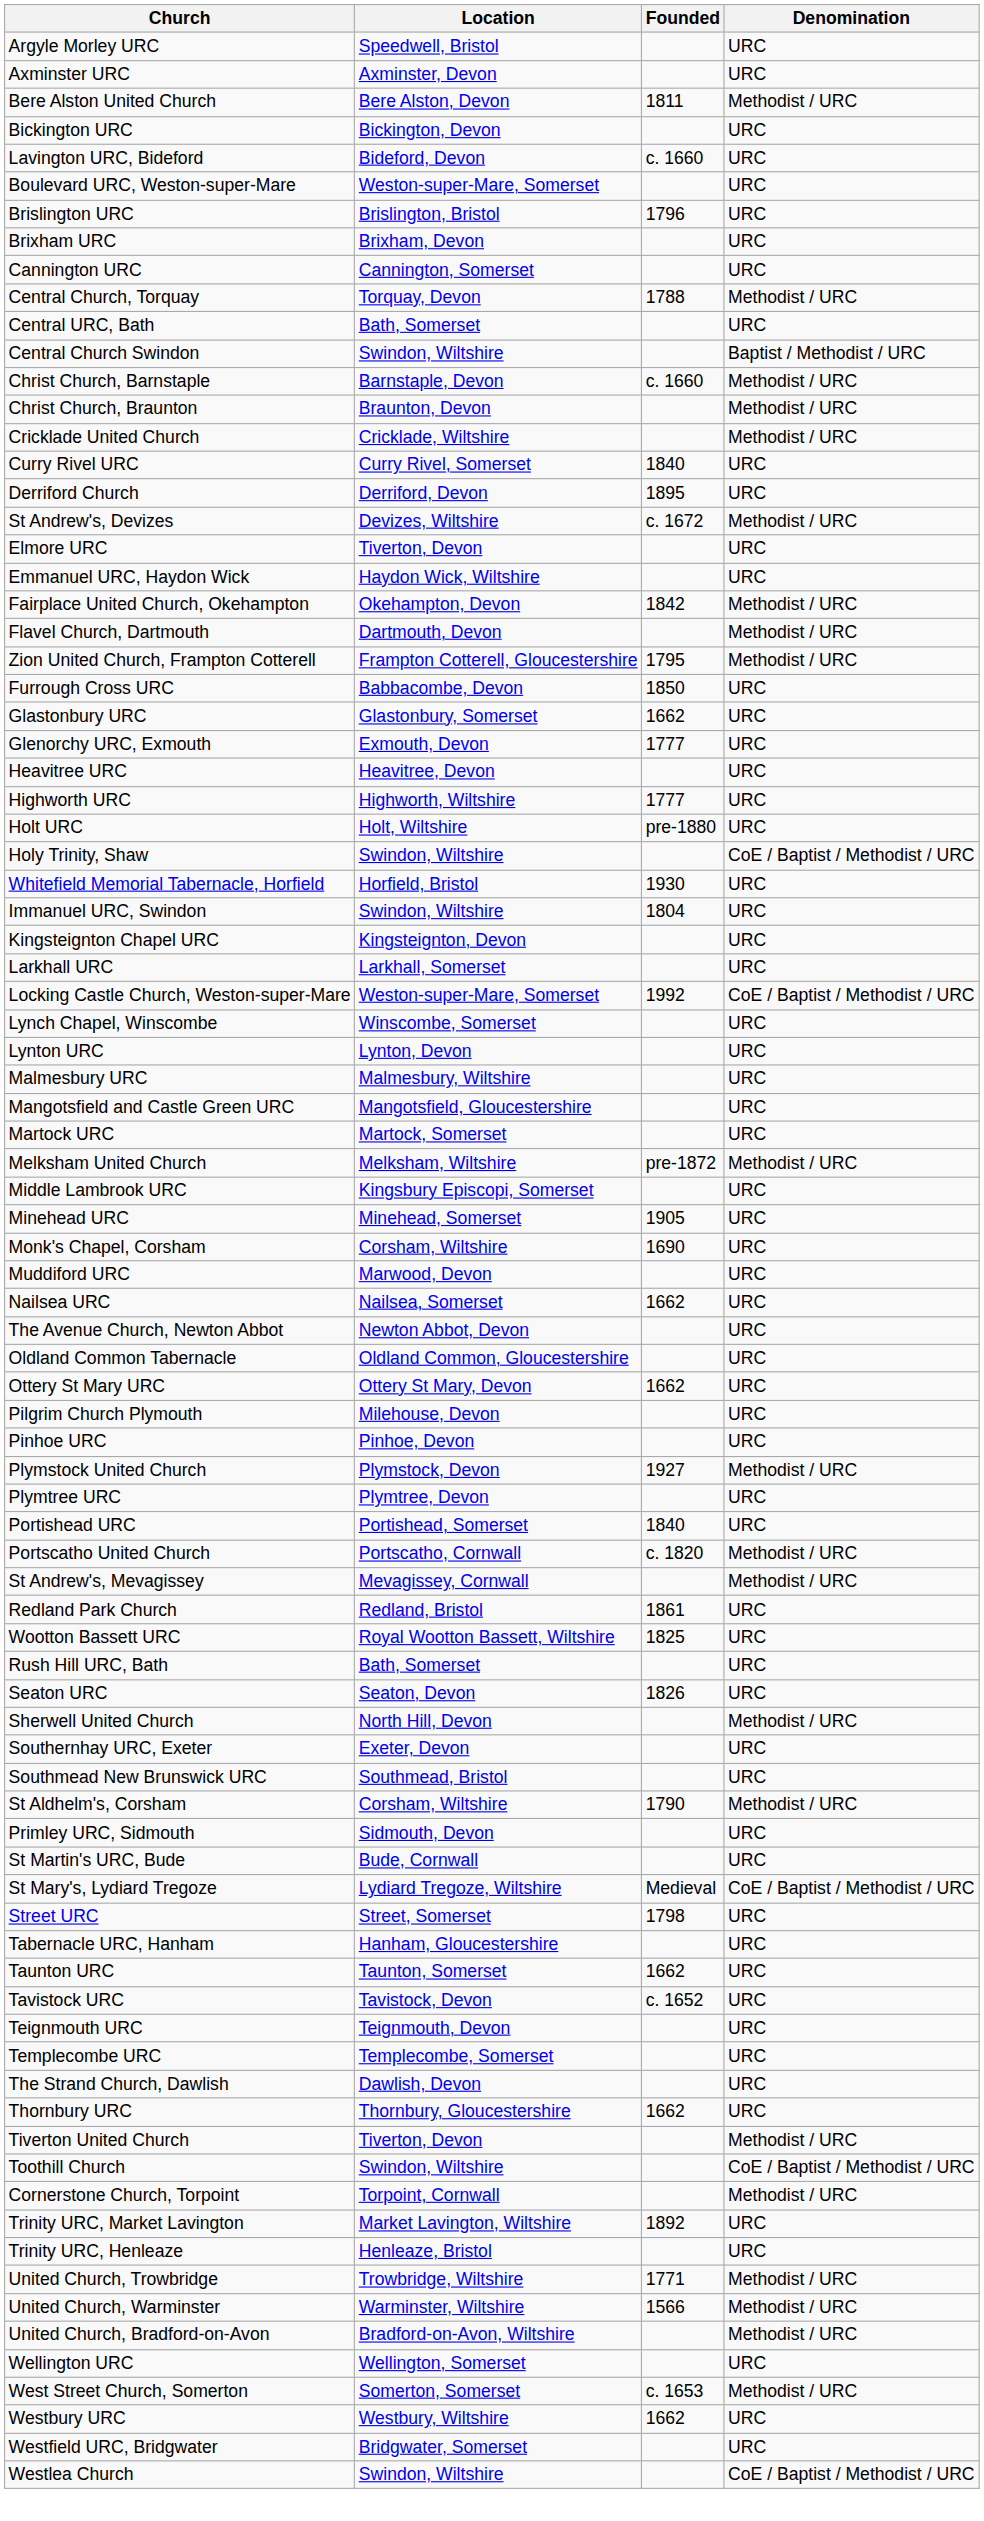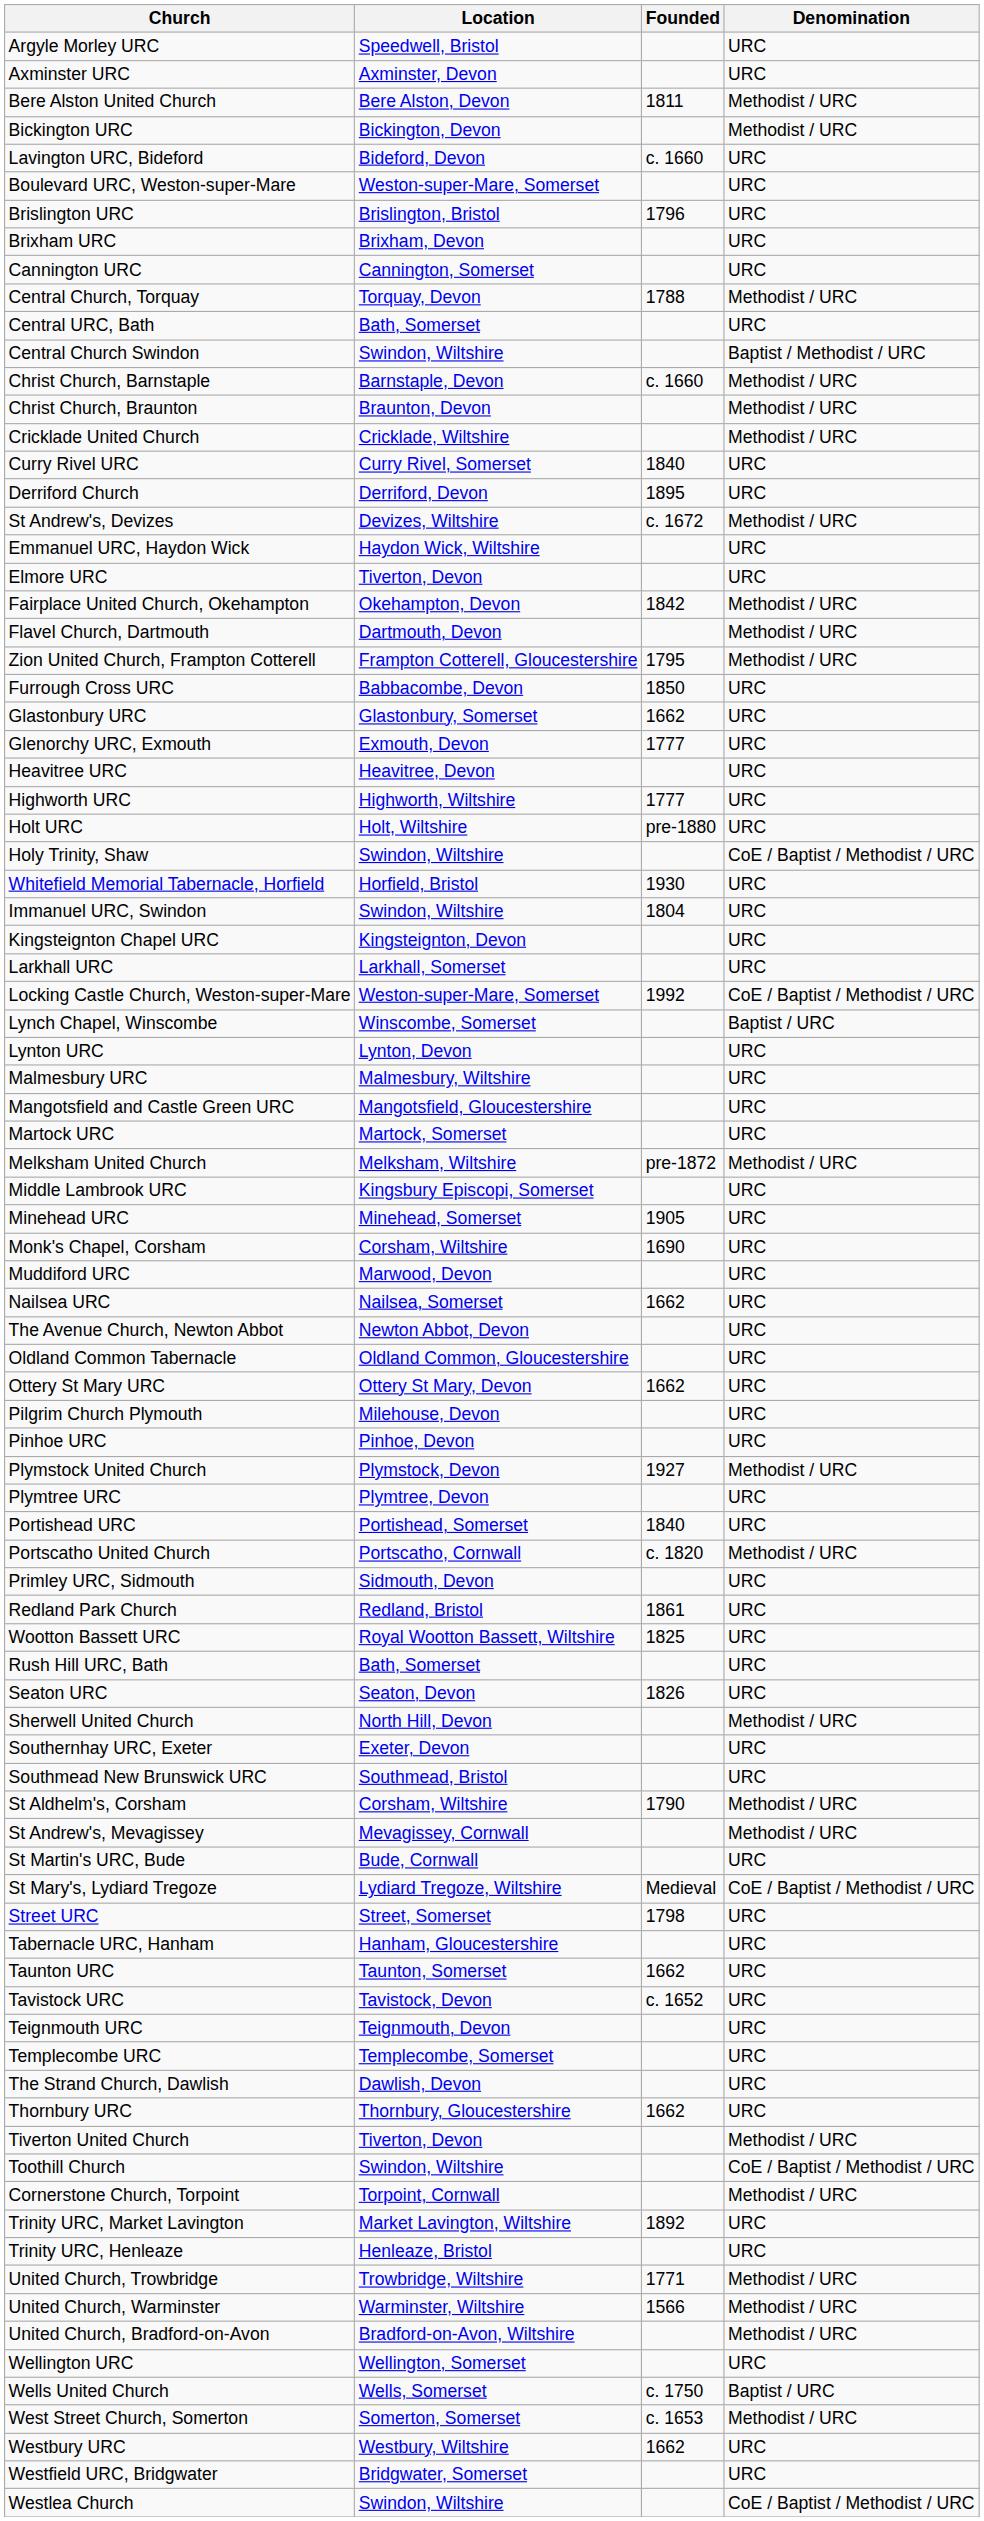(747, 130) URC -> (793, 130) Methodist / URC
rows swapped: (58, 548) <-> (129, 576)
(747, 1023) URC -> (781, 1023) Baptist / URC
rows swapped: (102, 1832) <-> (106, 1581)
+ row: (89, 2391)
